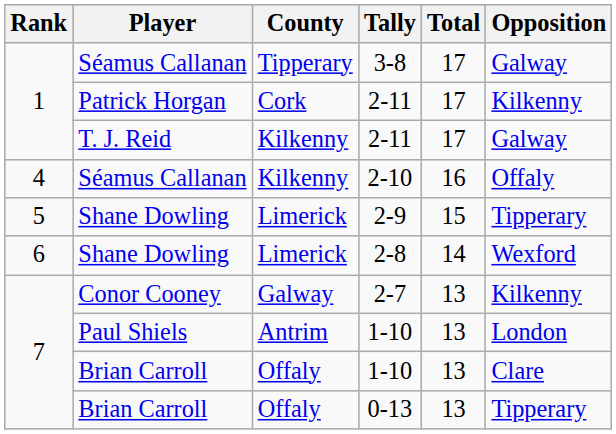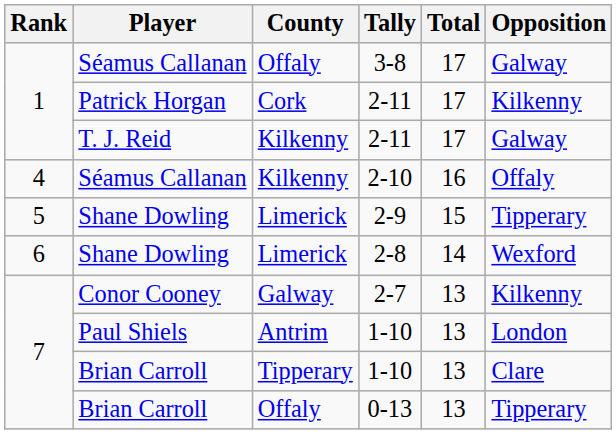(305, 62) Tipperary -> (289, 62) Offaly
(289, 370) Offaly -> (305, 370) Tipperary
